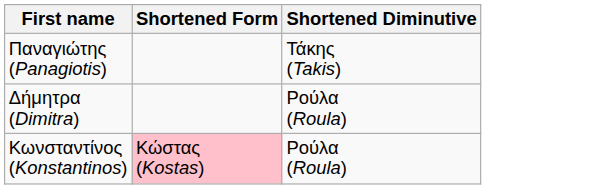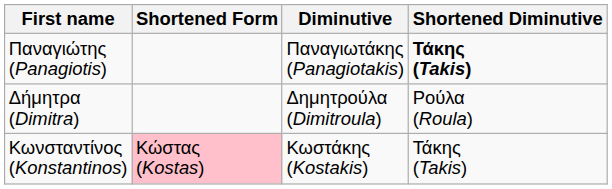+ column: (345, 19)
(314, 58) normal -> (442, 58) bold
(317, 158) Ρούλα (Roula) -> (440, 158) Τάκης (Takis)
